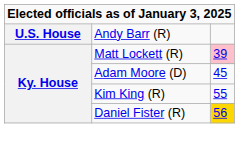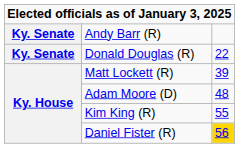(48, 34) U.S. House -> (43, 34) Ky. Senate
+ row: (140, 53)
(220, 53) pink background -> (222, 73) no background
(220, 73) 45 -> (222, 93) 48
